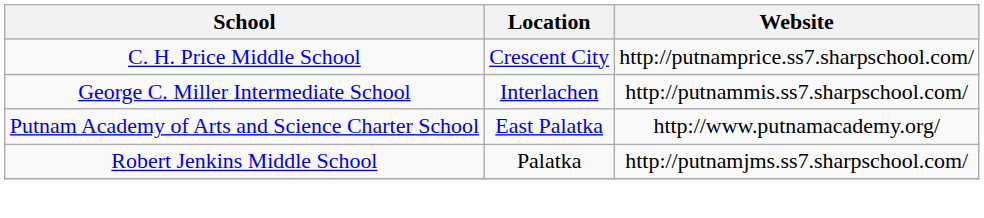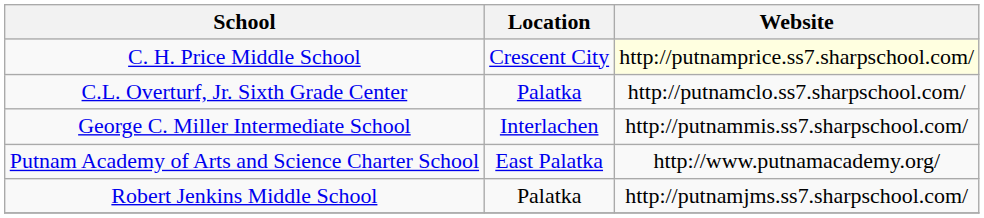(797, 56) no background -> (797, 56) lightyellow background
+ row: (244, 91)
